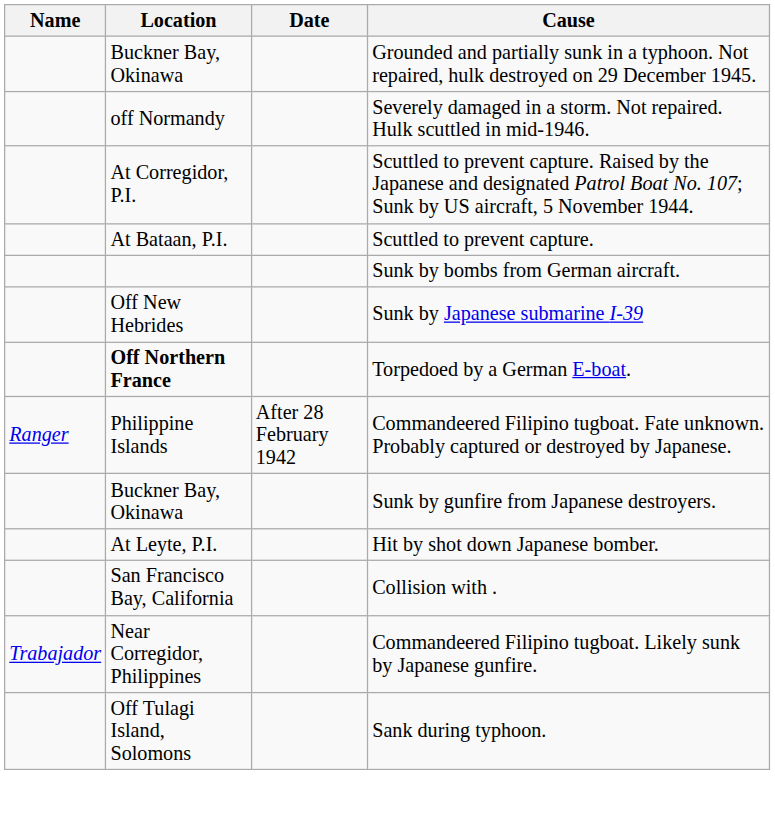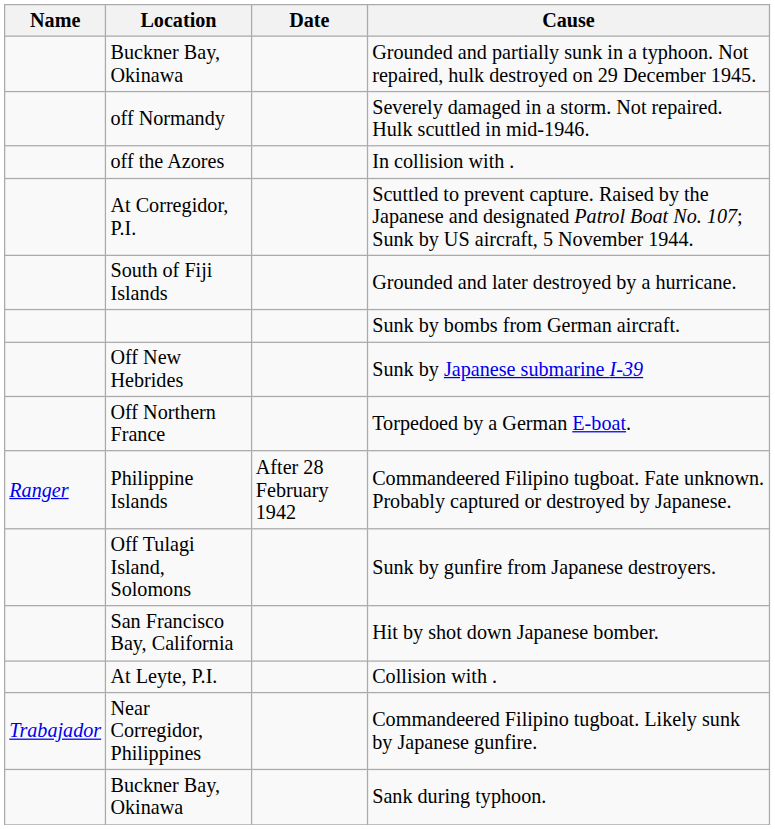+ row: (443, 161)
+ row: (554, 282)
- row: (483, 239)
(168, 369) bold -> (163, 423) normal
(165, 501) Buckner Bay, Okinawa -> (153, 567) Off Tulagi Island, Solomons
(164, 544) At Leyte, P.I. -> (172, 633) San Francisco Bay, California
(172, 587) San Francisco Bay, California -> (164, 676) At Leyte, P.I.
(153, 730) Off Tulagi Island, Solomons -> (165, 796) Buckner Bay, Okinawa
